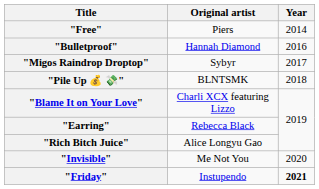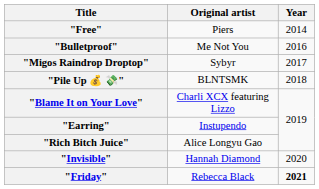(223, 46) Hannah Diamond -> (223, 46) Me Not You
(223, 125) Rebecca Black -> (223, 125) Instupendo
(223, 159) Me Not You -> (223, 159) Hannah Diamond
(223, 176) Instupendo -> (223, 176) Rebecca Black
